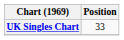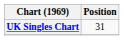(100, 27) 33 -> (100, 27) 31
